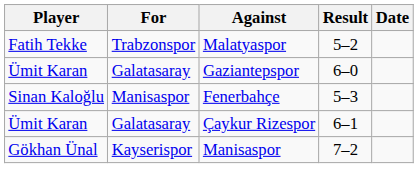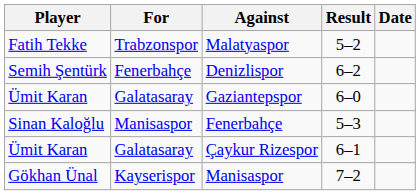+ row: (244, 70)
